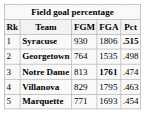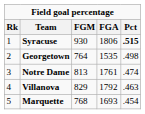(108, 72) bold -> (108, 72) normal
(108, 87) 1795 -> (108, 87) 1792
(81, 102) 771 -> (81, 102) 768
